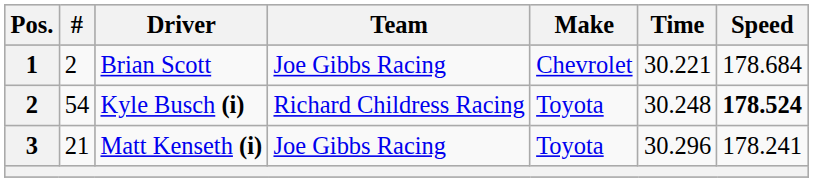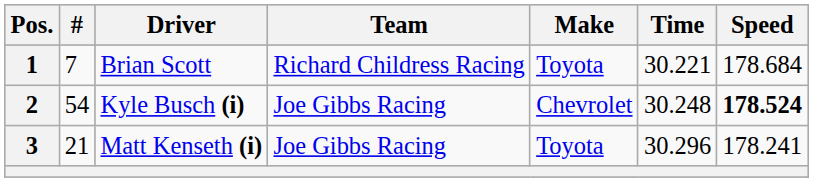(71, 65) 2 -> (71, 65) 7
(360, 65) Joe Gibbs Racing -> (399, 65) Richard Childress Racing
(584, 65) Chevrolet -> (570, 65) Toyota
(399, 105) Richard Childress Racing -> (360, 105) Joe Gibbs Racing
(570, 105) Toyota -> (584, 105) Chevrolet
